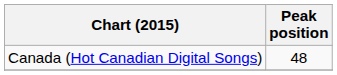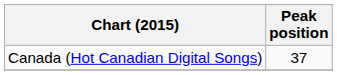(299, 57) 48 -> (299, 57) 37
